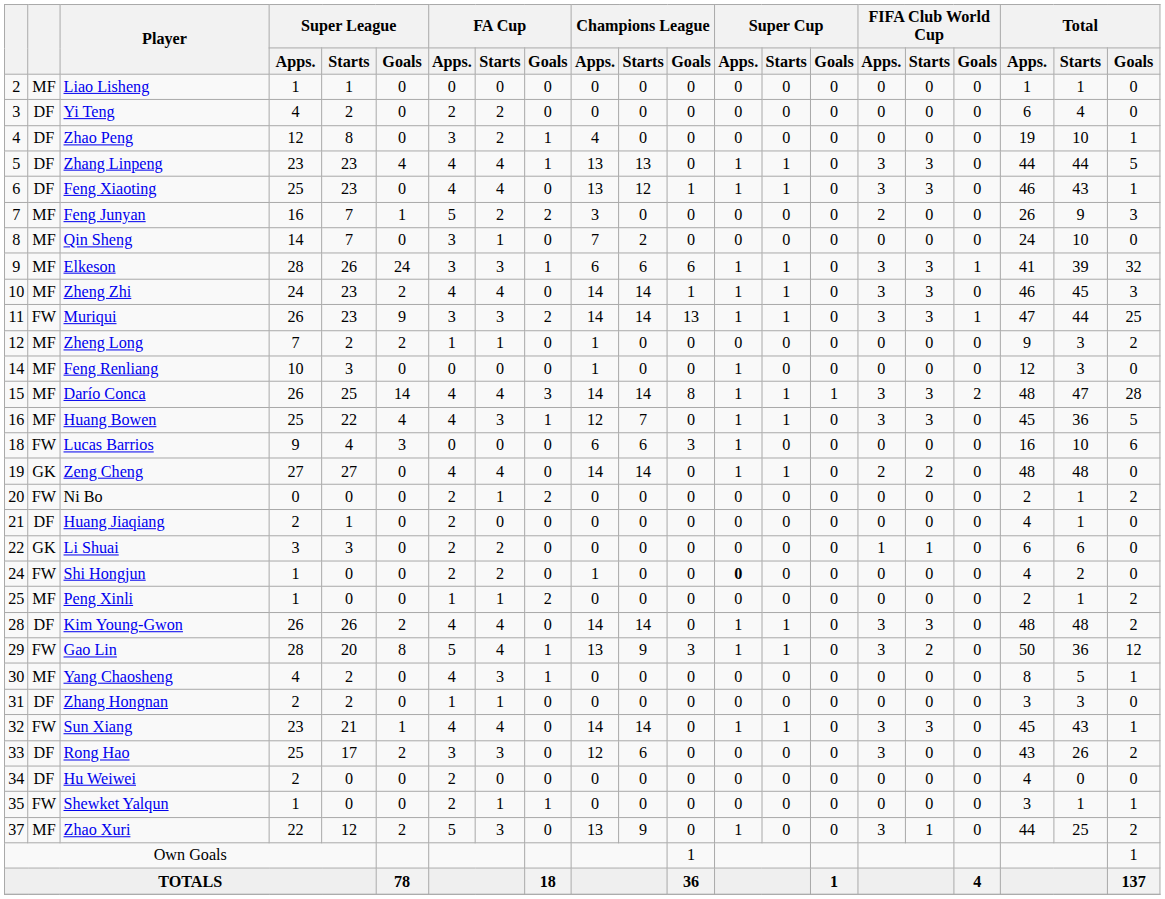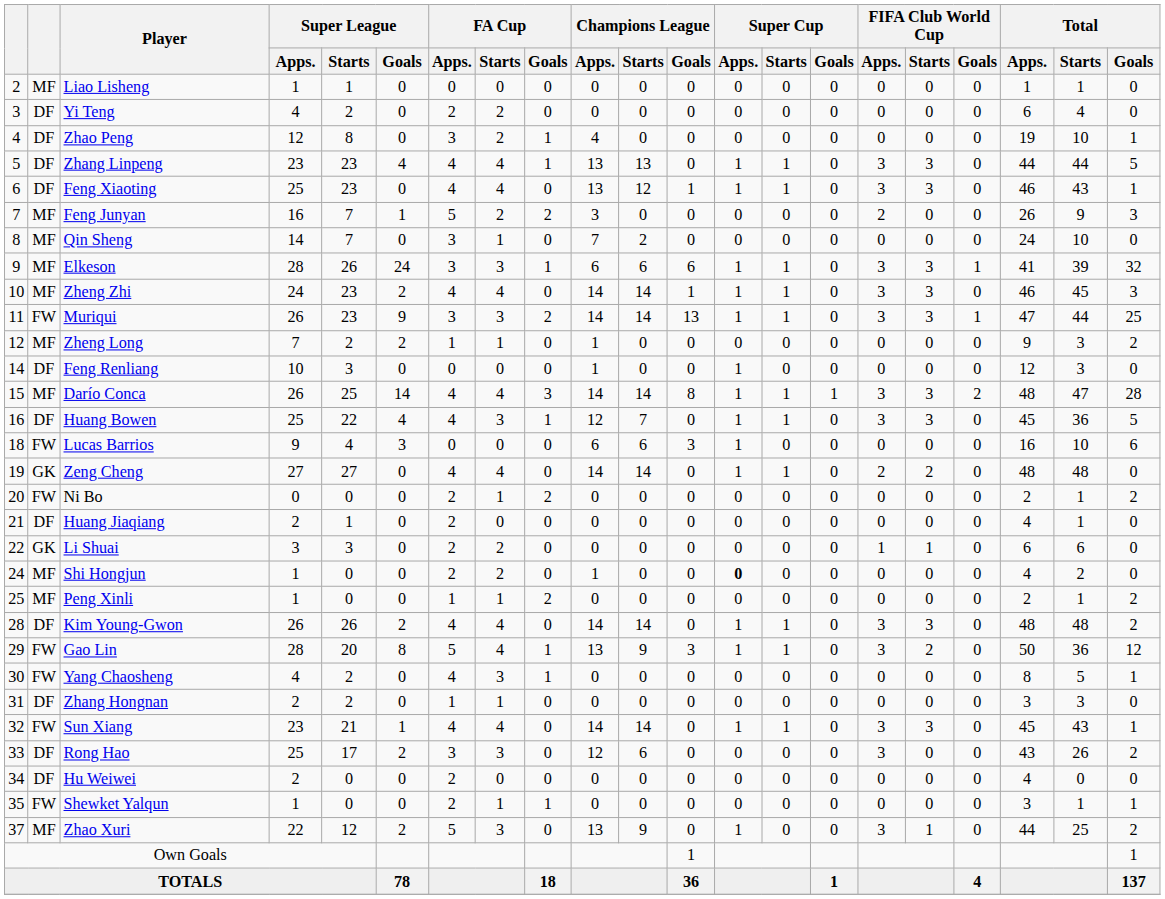(44, 368) MF -> (44, 368) DF
(44, 419) MF -> (44, 419) DF
(44, 573) FW -> (44, 573) MF
(44, 676) MF -> (44, 676) FW
